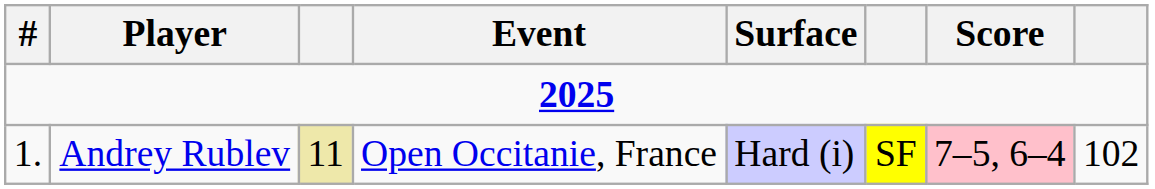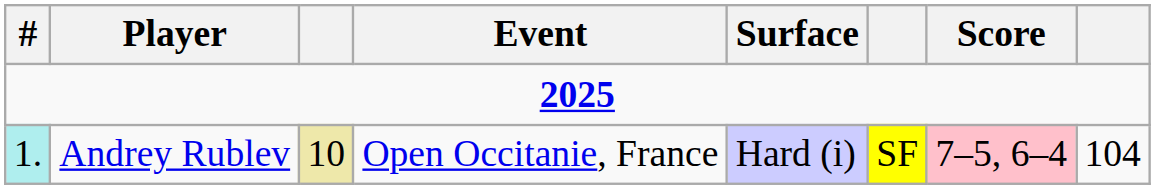(28, 153) no background -> (28, 153) paleturquoise background
(326, 153) 11 -> (326, 153) 10
(1111, 153) 102 -> (1113, 153) 104
